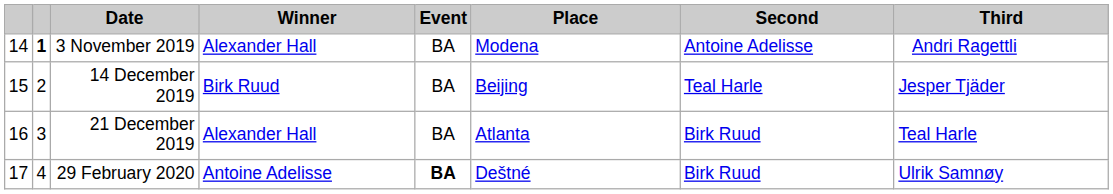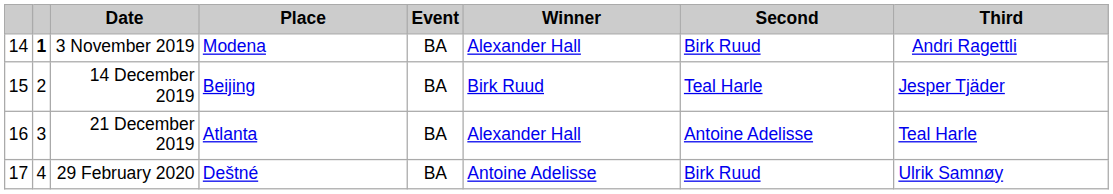columns swapped: (575, 18) <-> (307, 18)
(748, 47) Antoine Adelisse -> (722, 47) Birk Ruud
(722, 134) Birk Ruud -> (748, 134) Antoine Adelisse
(443, 173) bold -> (435, 173) normal
